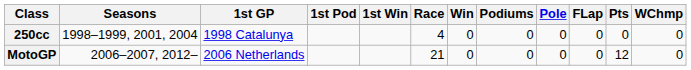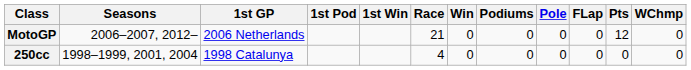rows swapped: (32, 34) <-> (32, 55)
